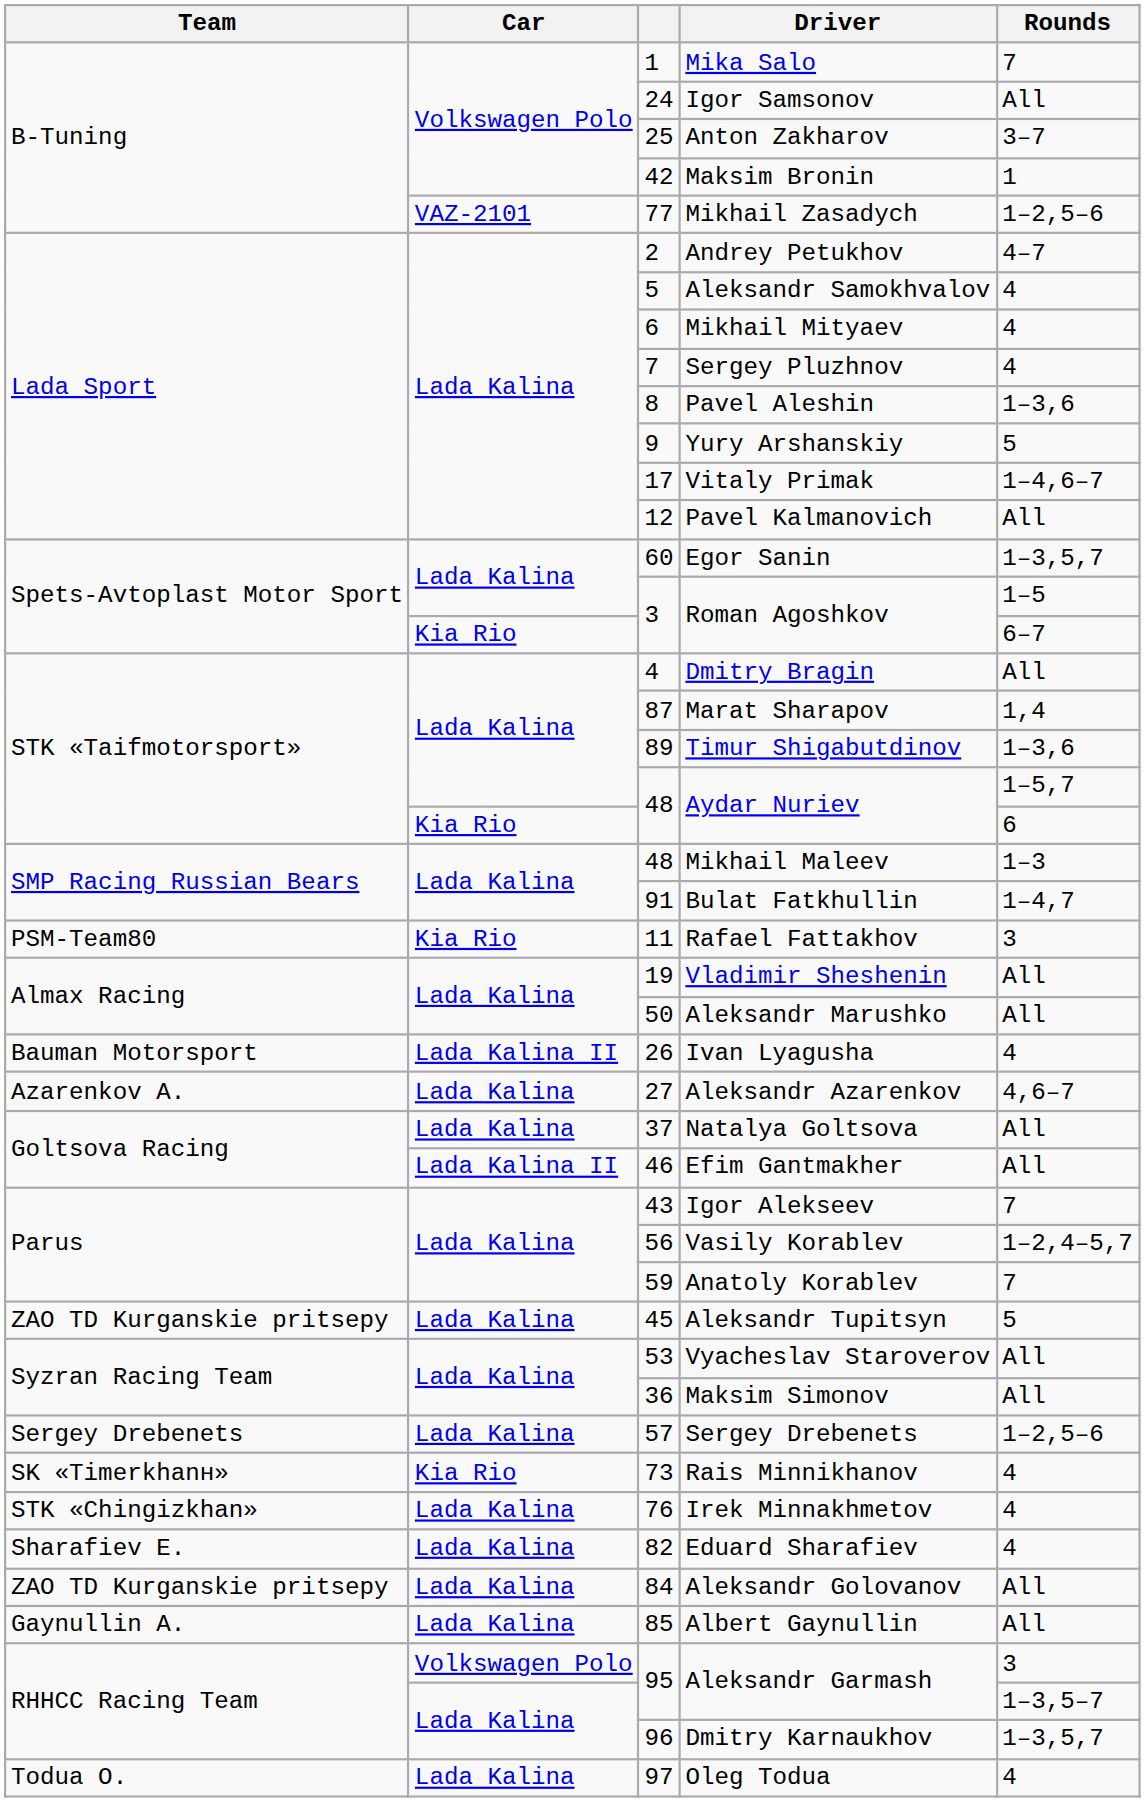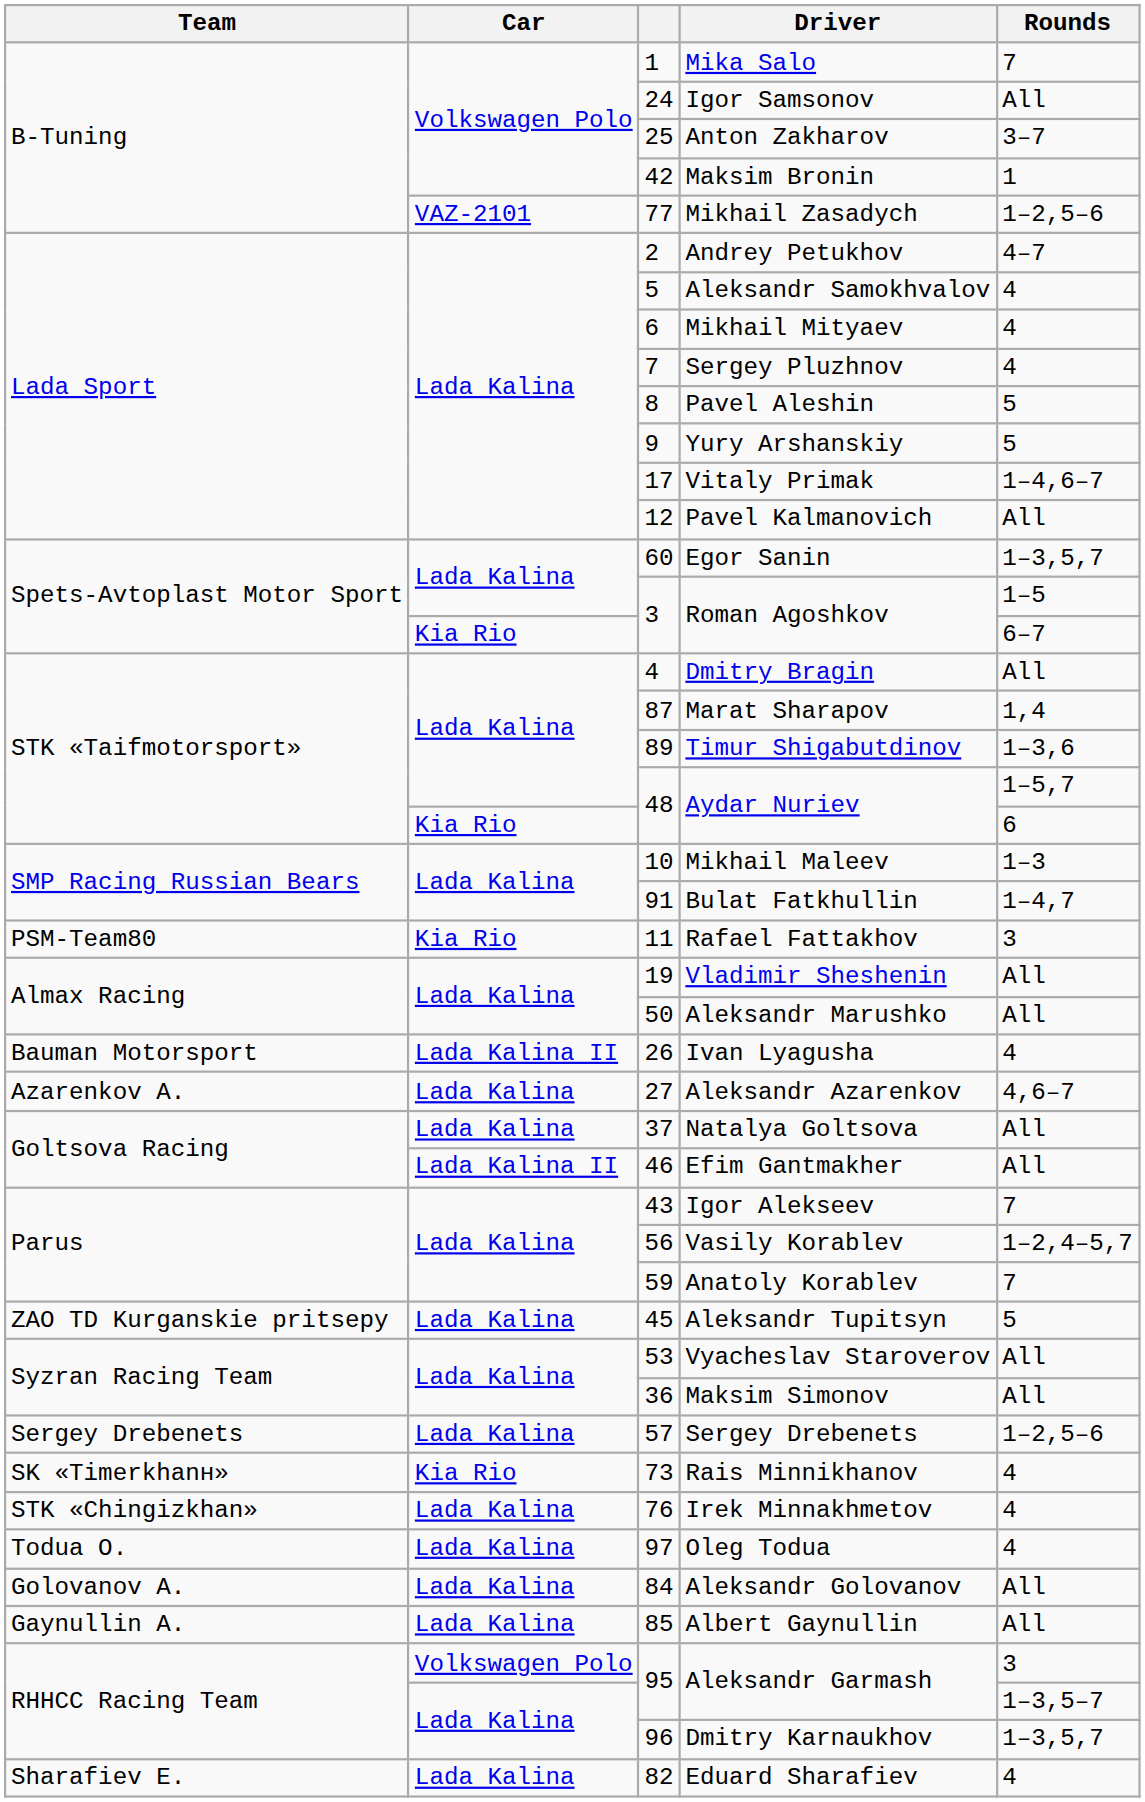(1038, 405) 1–3,6 -> (1009, 405) 5
(659, 863) 48 -> (659, 863) 10
rows swapped: (495, 1549) <-> (495, 1778)
(200, 1587) ZAO TD Kurganskie pritsepy -> (98, 1587) Golovanov A.
